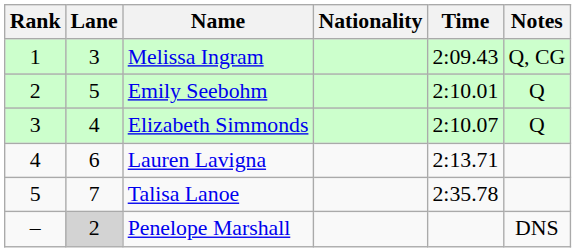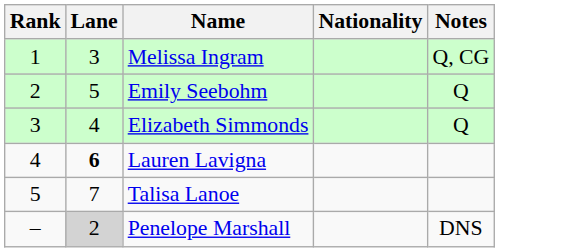- column: (465, 21)
(94, 159) normal -> (94, 159) bold
